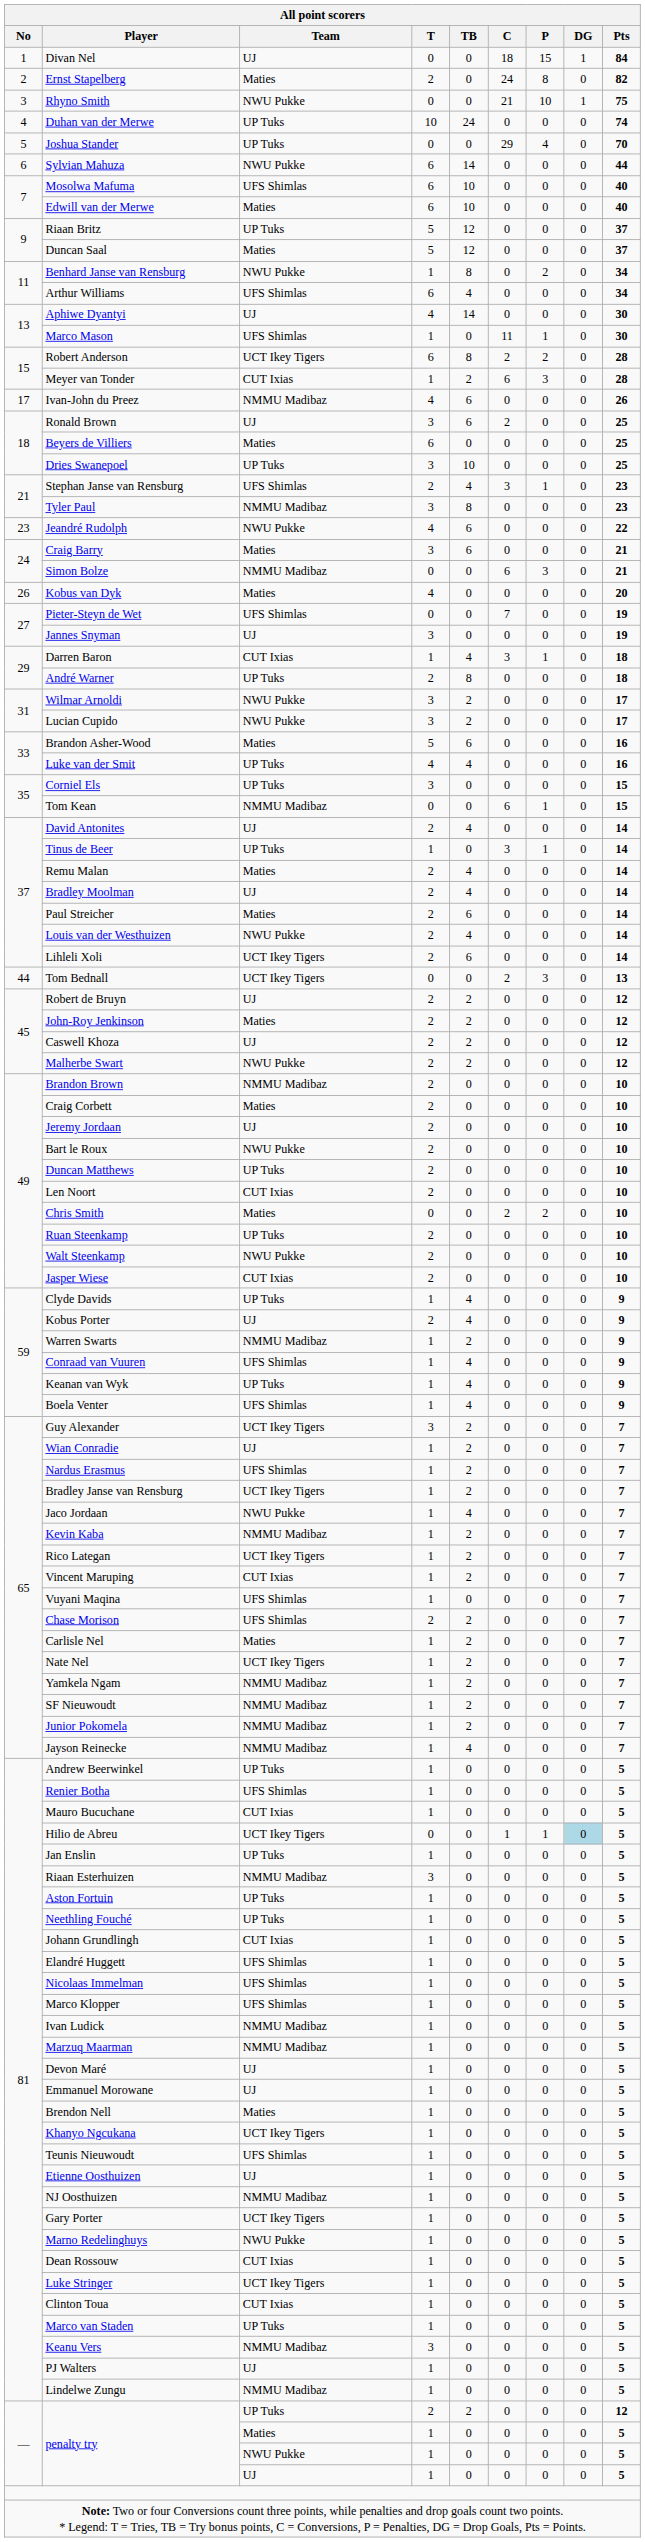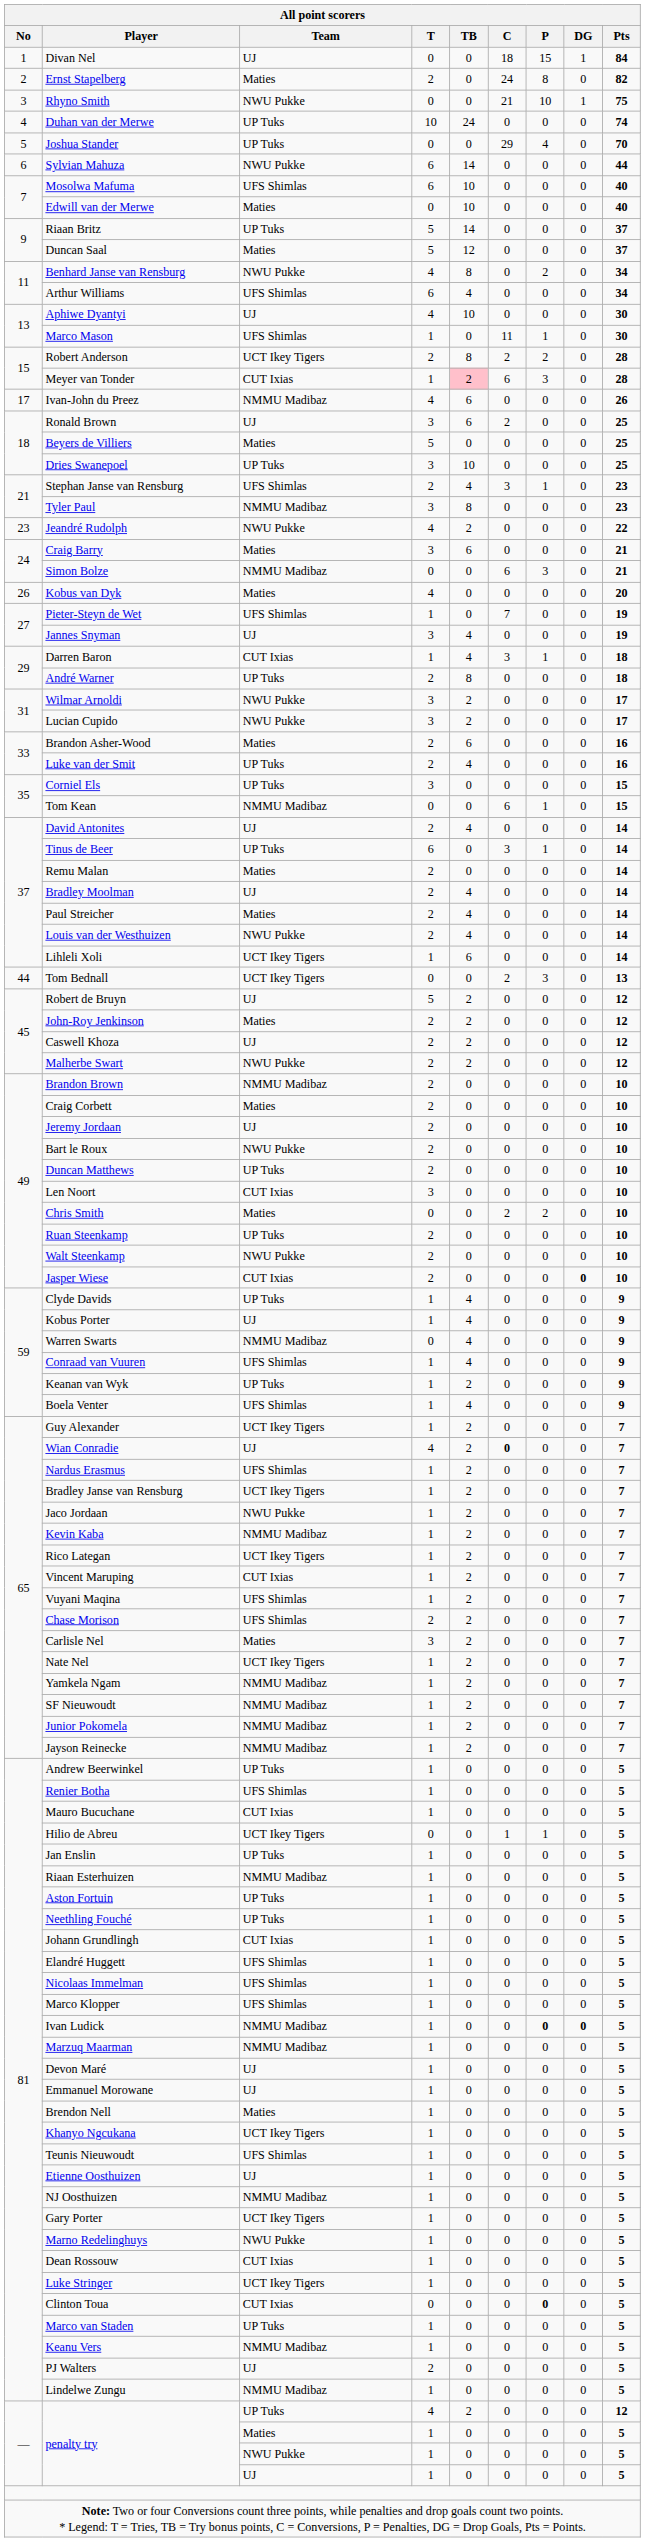(431, 208) 6 -> (431, 208) 0
(469, 229) 12 -> (469, 229) 14
(431, 272) 1 -> (431, 272) 4
(469, 315) 14 -> (469, 315) 10
(431, 358) 6 -> (431, 358) 2
(469, 379) no background -> (469, 379) pink background
(431, 443) 6 -> (431, 443) 5
(469, 529) 6 -> (469, 529) 2
(431, 614) 0 -> (431, 614) 1
(469, 636) 0 -> (469, 636) 4
(431, 743) 5 -> (431, 743) 2
(431, 764) 4 -> (431, 764) 2
(431, 850) 1 -> (431, 850) 6
(469, 871) 4 -> (469, 871) 0
(469, 914) 6 -> (469, 914) 4
(431, 957) 2 -> (431, 957) 1
(431, 999) 2 -> (431, 999) 5
(431, 1192) 2 -> (431, 1192) 3
(583, 1277) normal -> (583, 1277) bold
(431, 1320) 2 -> (431, 1320) 1
(431, 1342) 1 -> (431, 1342) 0
(469, 1342) 2 -> (469, 1342) 4
(469, 1384) 4 -> (469, 1384) 2
(431, 1427) 3 -> (431, 1427) 1
(431, 1449) 1 -> (431, 1449) 4
(507, 1449) normal -> (507, 1449) bold
(469, 1513) 4 -> (469, 1513) 2
(469, 1598) 0 -> (469, 1598) 2
(431, 1641) 1 -> (431, 1641) 3
(469, 1748) 4 -> (469, 1748) 2
(583, 1834) lightblue background -> (583, 1834) no background
(431, 1876) 3 -> (431, 1876) 1
(545, 2026) normal -> (545, 2026) bold
(583, 2026) normal -> (583, 2026) bold
(431, 2304) 1 -> (431, 2304) 0
(545, 2304) normal -> (545, 2304) bold
(431, 2347) 3 -> (431, 2347) 1
(431, 2369) 1 -> (431, 2369) 2
(431, 2411) 2 -> (431, 2411) 4
